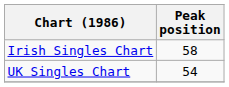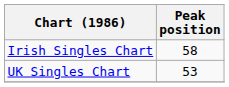(190, 71) 54 -> (190, 71) 53
